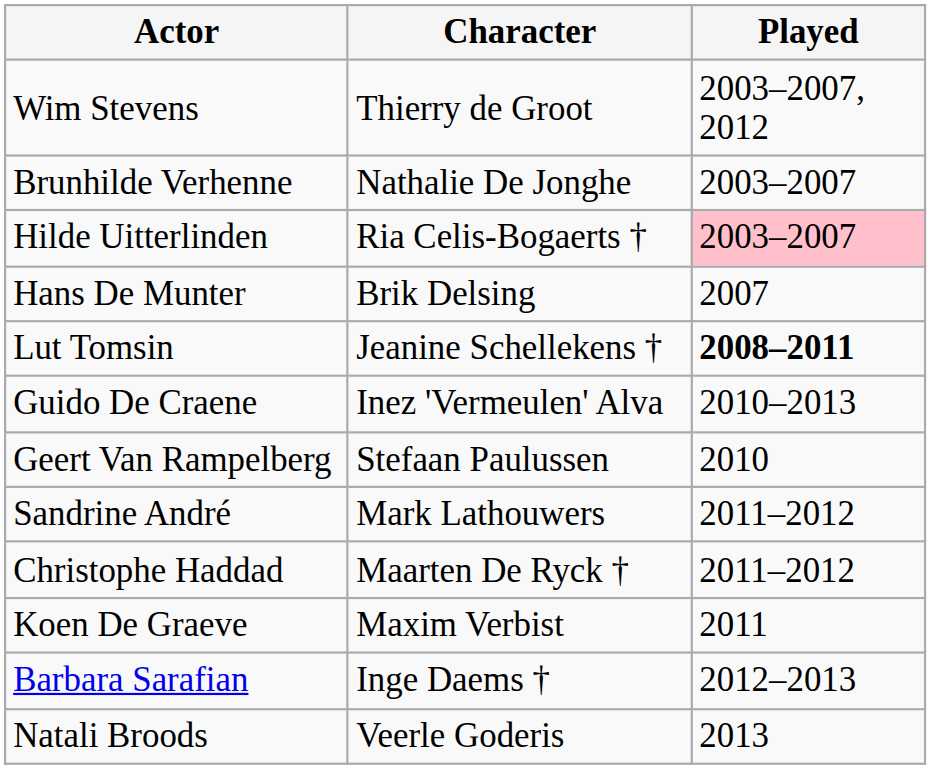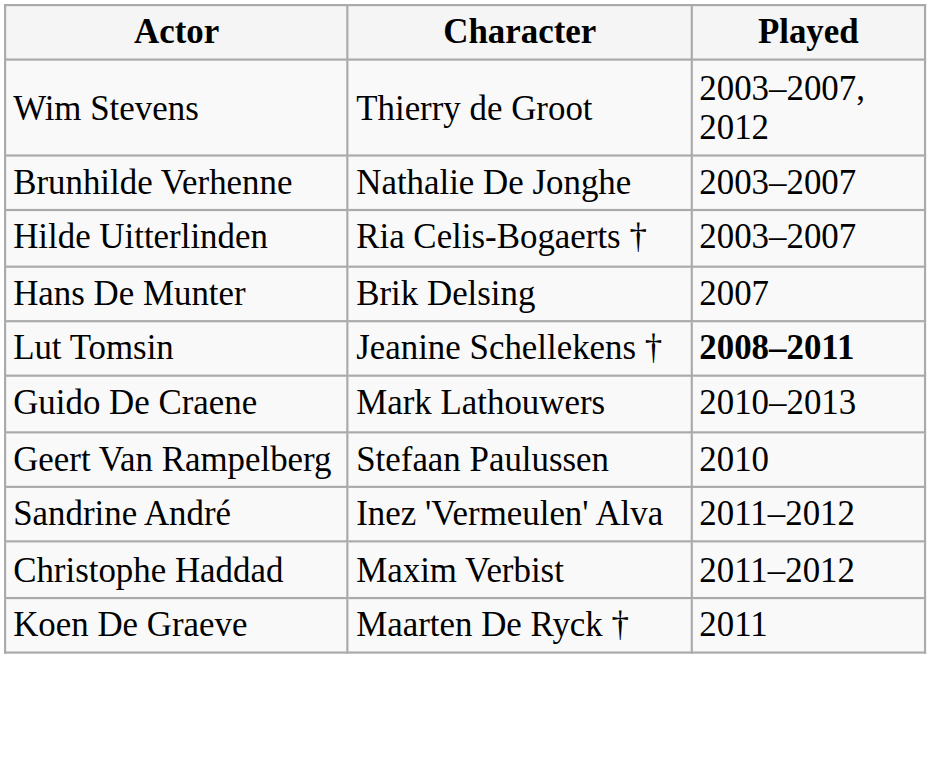(778, 237) pink background -> (778, 237) no background
(510, 403) Inez 'Vermeulen' Alva -> (481, 403) Mark Lathouwers
(481, 513) Mark Lathouwers -> (510, 513) Inez 'Vermeulen' Alva
(493, 569) Maarten De Ryck † -> (460, 569) Maxim Verbist
(460, 624) Maxim Verbist -> (493, 624) Maarten De Ryck †
- row: (131, 679)
- row: (110, 735)
